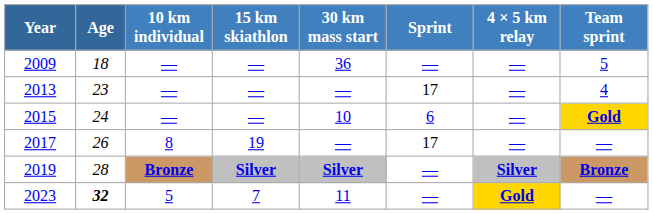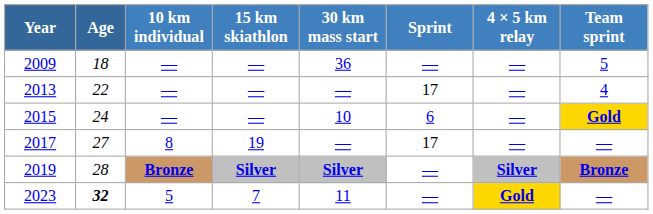(101, 90) 23 -> (101, 90) 22
(101, 143) 26 -> (101, 143) 27
